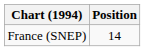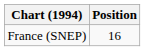(115, 35) 14 -> (115, 35) 16
